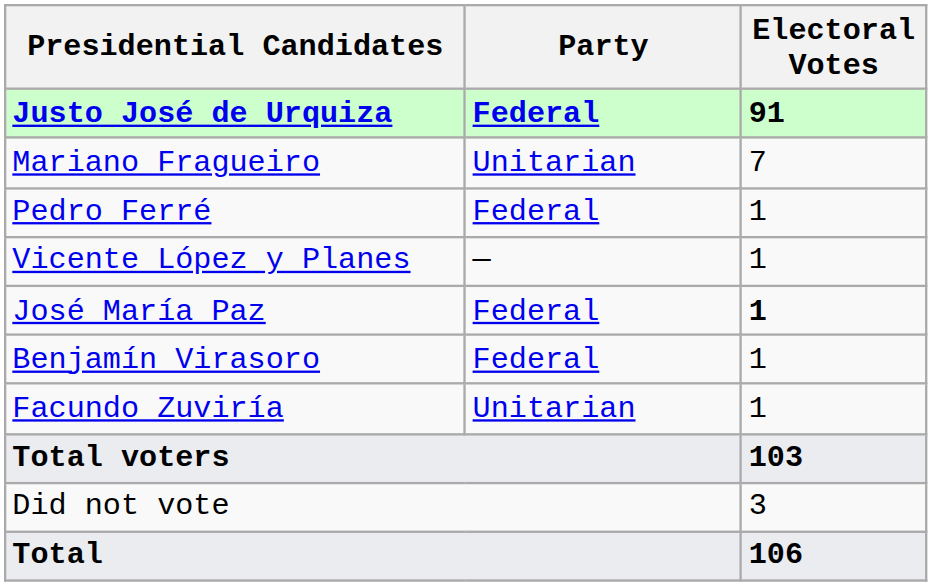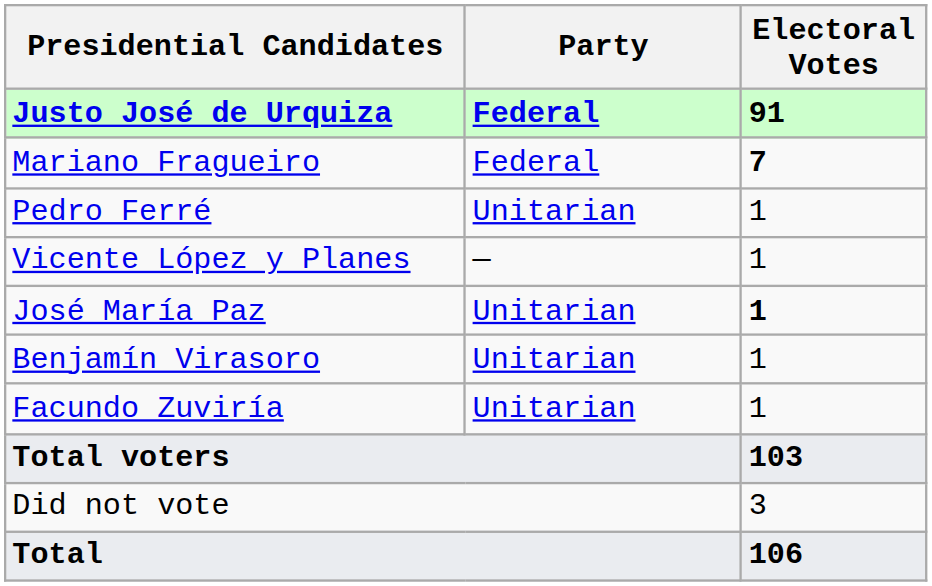(554, 163) Unitarian -> (536, 163) Federal
(758, 163) normal -> (758, 163) bold
(536, 212) Federal -> (554, 212) Unitarian
(536, 310) Federal -> (554, 310) Unitarian
(536, 359) Federal -> (554, 359) Unitarian
